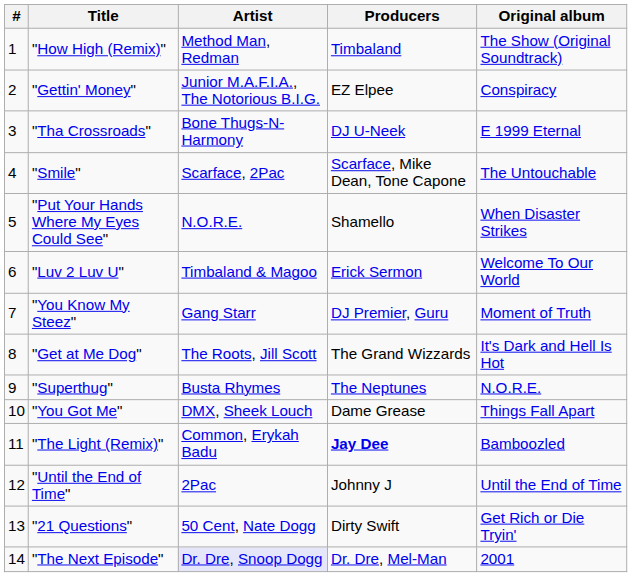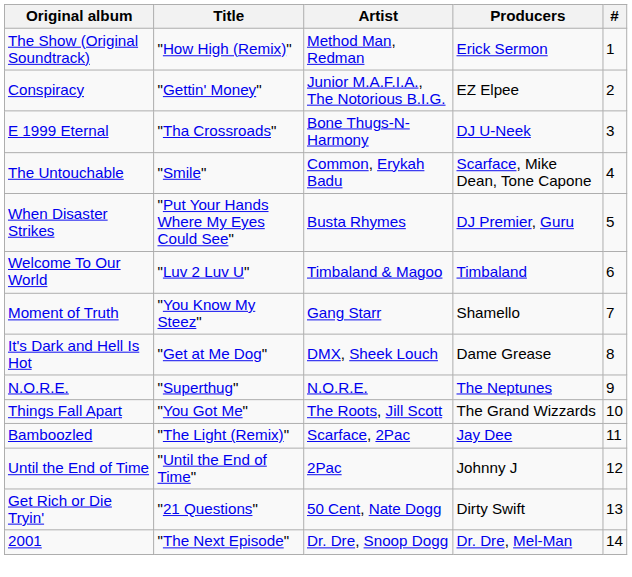columns swapped: (16, 16) <-> (552, 16)
(366, 49) Timbaland -> (502, 49) Erick Sermon
(233, 172) Scarface, 2Pac -> (366, 172) Common, Erykah Badu
(212, 222) N.O.R.E. -> (356, 222) Busta Rhymes
(363, 222) Shamello -> (515, 222) DJ Premier, Guru
(377, 272) Erick Sermon -> (492, 272) Timbaland
(390, 313) DJ Premier, Guru -> (488, 313) Shamello
(249, 354) The Roots, Jill Scott -> (372, 354) DMX, Sheek Louch
(401, 354) The Grand Wizzards -> (504, 354) Dame Grease
(231, 387) Busta Rhymes -> (337, 387) N.O.R.E.
(247, 411) DMX, Sheek Louch -> (375, 411) The Roots, Jill Scott
(378, 411) Dame Grease -> (526, 411) The Grand Wizzards
(240, 444) Common, Erykah Badu -> (359, 435) Scarface, 2Pac
(360, 444) bold -> (484, 435) normal
(252, 559) lavender background -> (378, 542) no background
